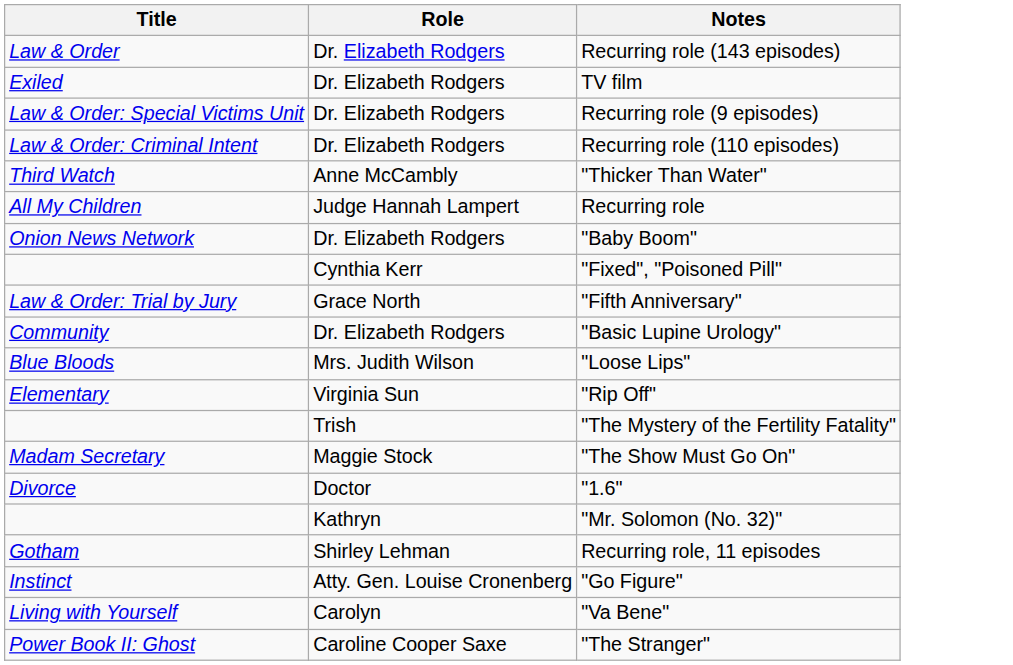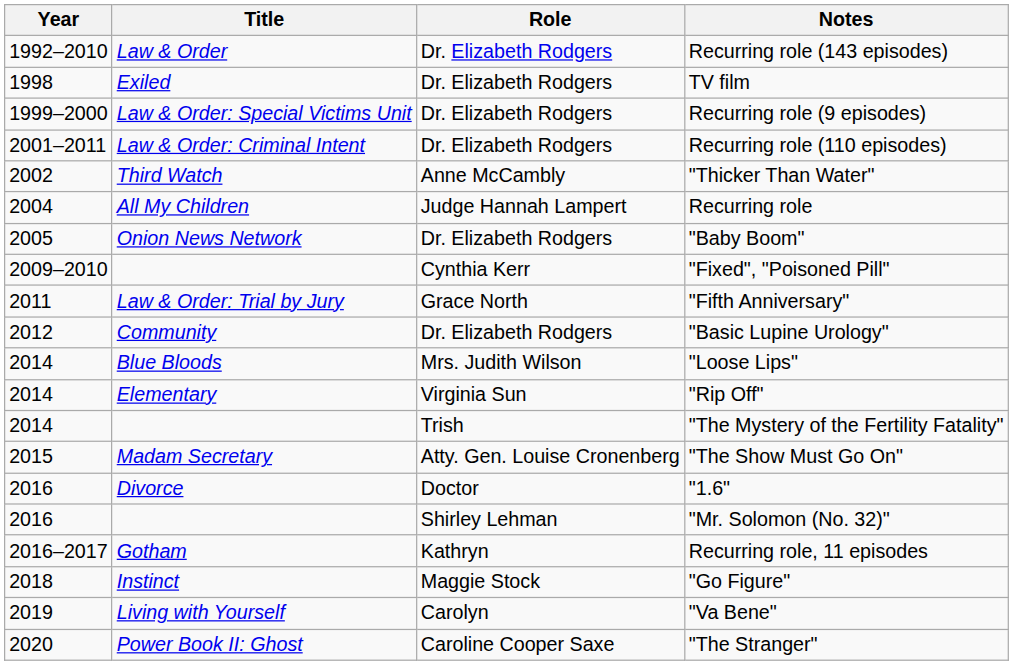+ column: (58, 20)
(373, 457) Maggie Stock -> (550, 457) Atty. Gen. Louise Cronenberg
(347, 519) Kathryn -> (489, 519) Shirley Lehman
(382, 550) Shirley Lehman -> (455, 550) Kathryn
(443, 581) Atty. Gen. Louise Cronenberg -> (480, 581) Maggie Stock
